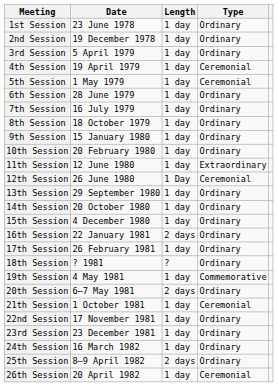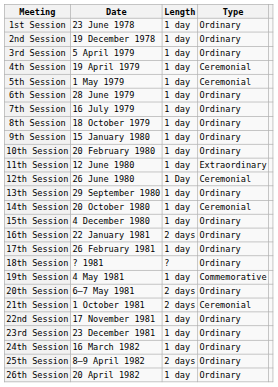(220, 207) Ordinary -> (225, 207) Ceremonial
(177, 305) 1 day -> (180, 305) 2 days
(225, 375) Ceremonial -> (220, 375) Ordinary
